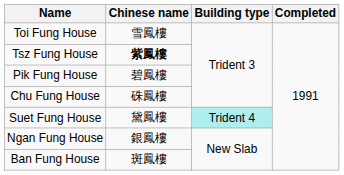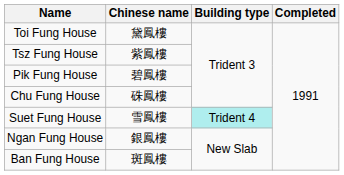(149, 33) 雪鳳樓 -> (149, 33) 黛鳳樓
(149, 54) bold -> (149, 54) normal
(149, 117) 黛鳳樓 -> (149, 117) 雪鳳樓
